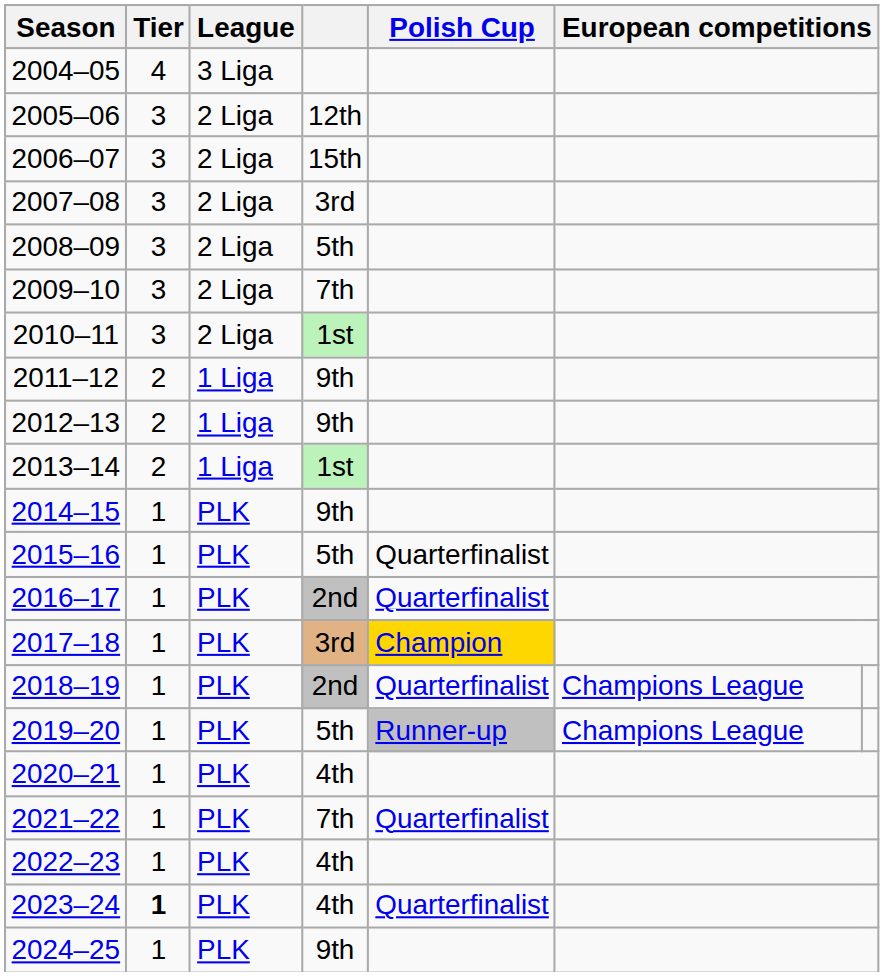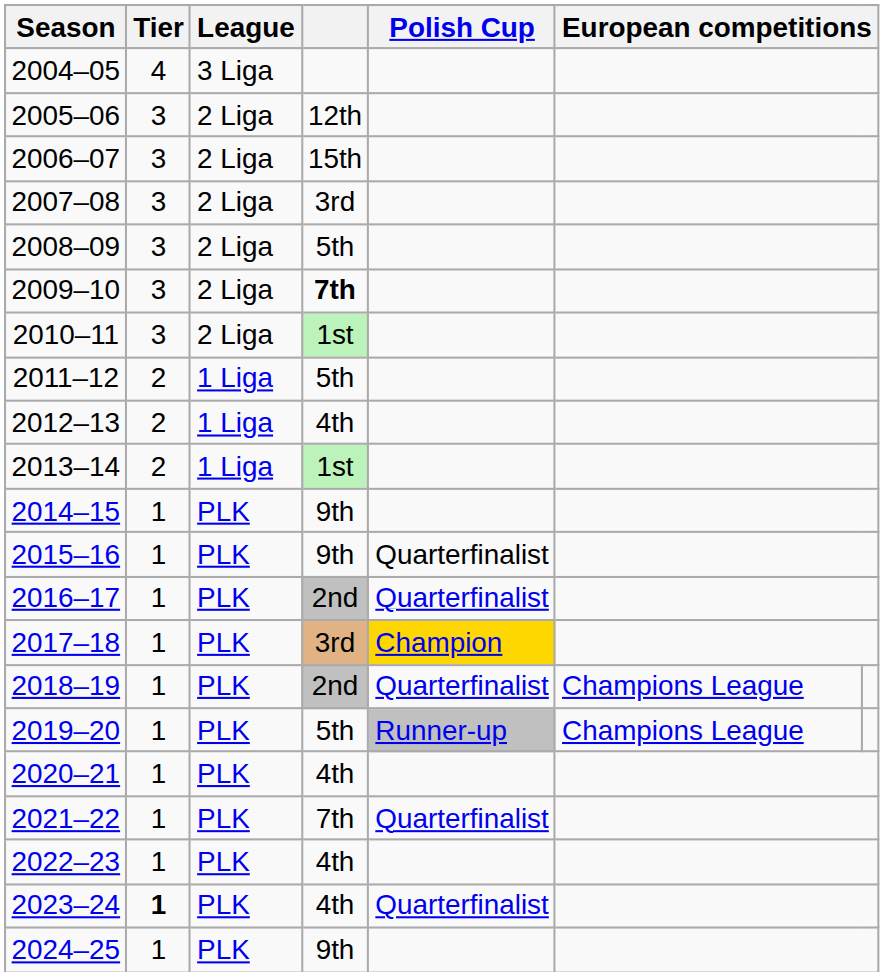(335, 290) normal -> (335, 290) bold
(335, 378) 9th -> (335, 378) 5th
(335, 422) 9th -> (335, 422) 4th
(335, 554) 5th -> (335, 554) 9th
